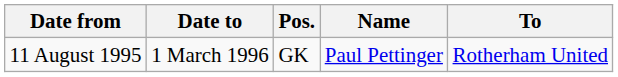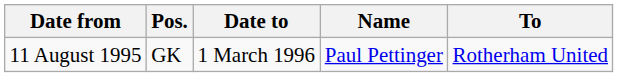columns swapped: (210, 21) <-> (297, 21)
